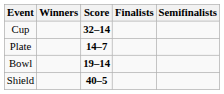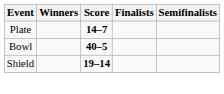- row: (21, 30)
(97, 64) 19–14 -> (97, 47) 40–5
(97, 81) 40–5 -> (97, 64) 19–14
